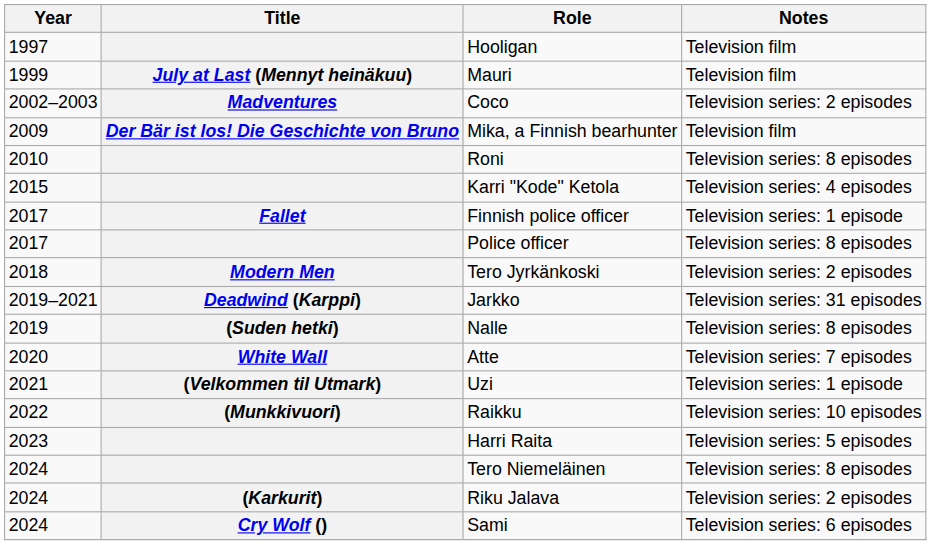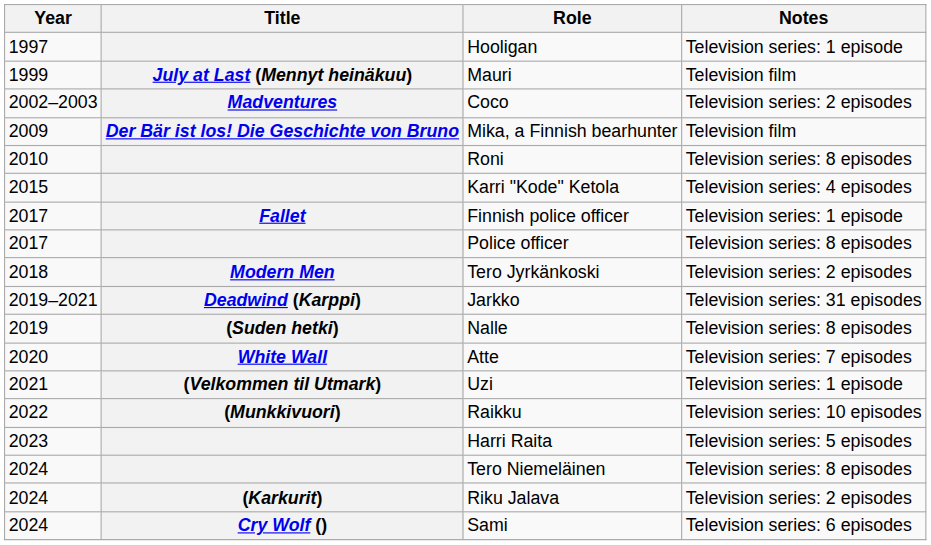(741, 46) Television film -> (794, 46) Television series: 1 episode
